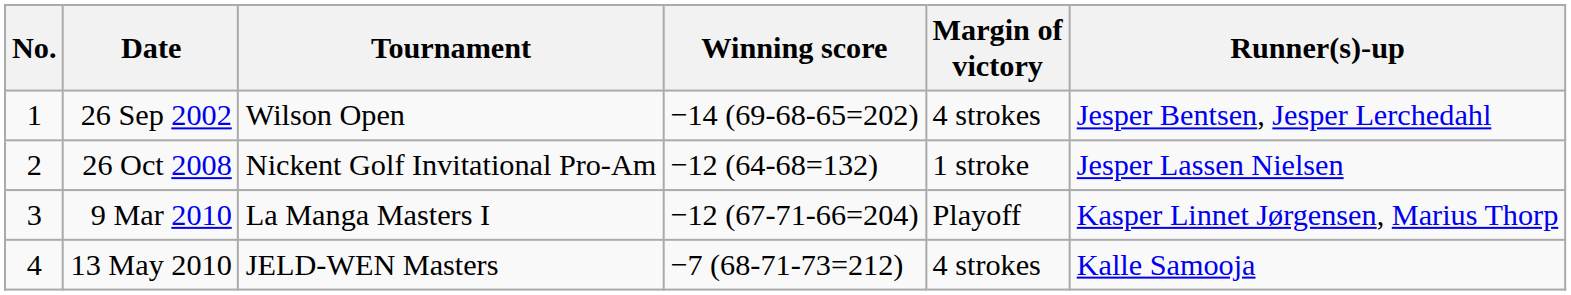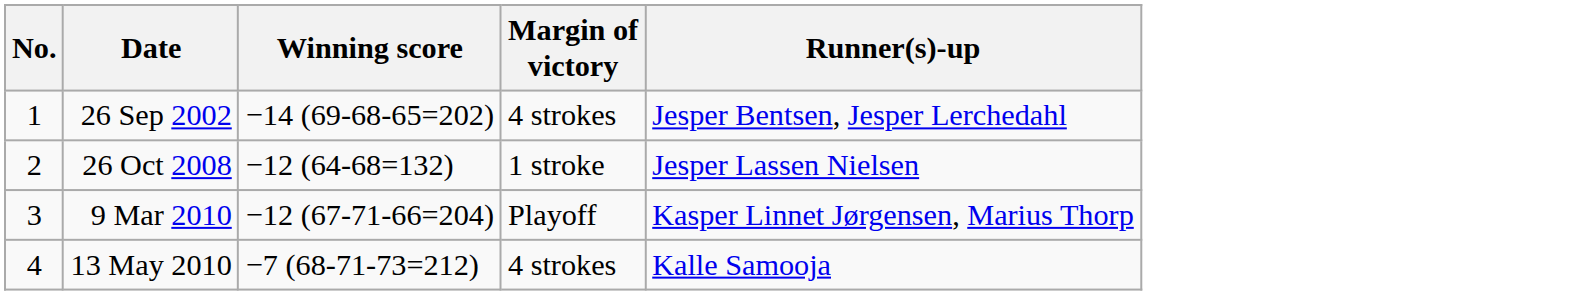- column: (451, 47)
